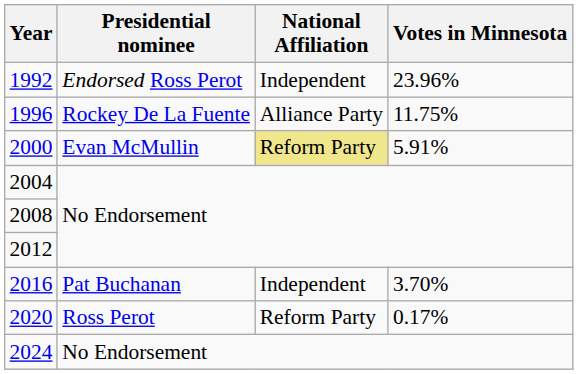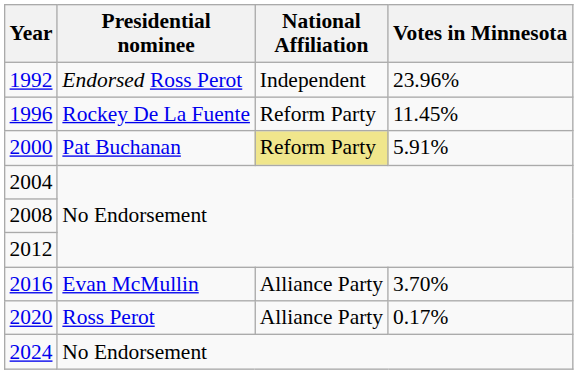(321, 113) Alliance Party -> (318, 113) Reform Party
(426, 113) 11.75% -> (426, 113) 11.45%
(131, 147) Evan McMullin -> (122, 147) Pat Buchanan
(122, 283) Pat Buchanan -> (131, 283) Evan McMullin
(313, 283) Independent -> (321, 283) Alliance Party
(318, 317) Reform Party -> (321, 317) Alliance Party
